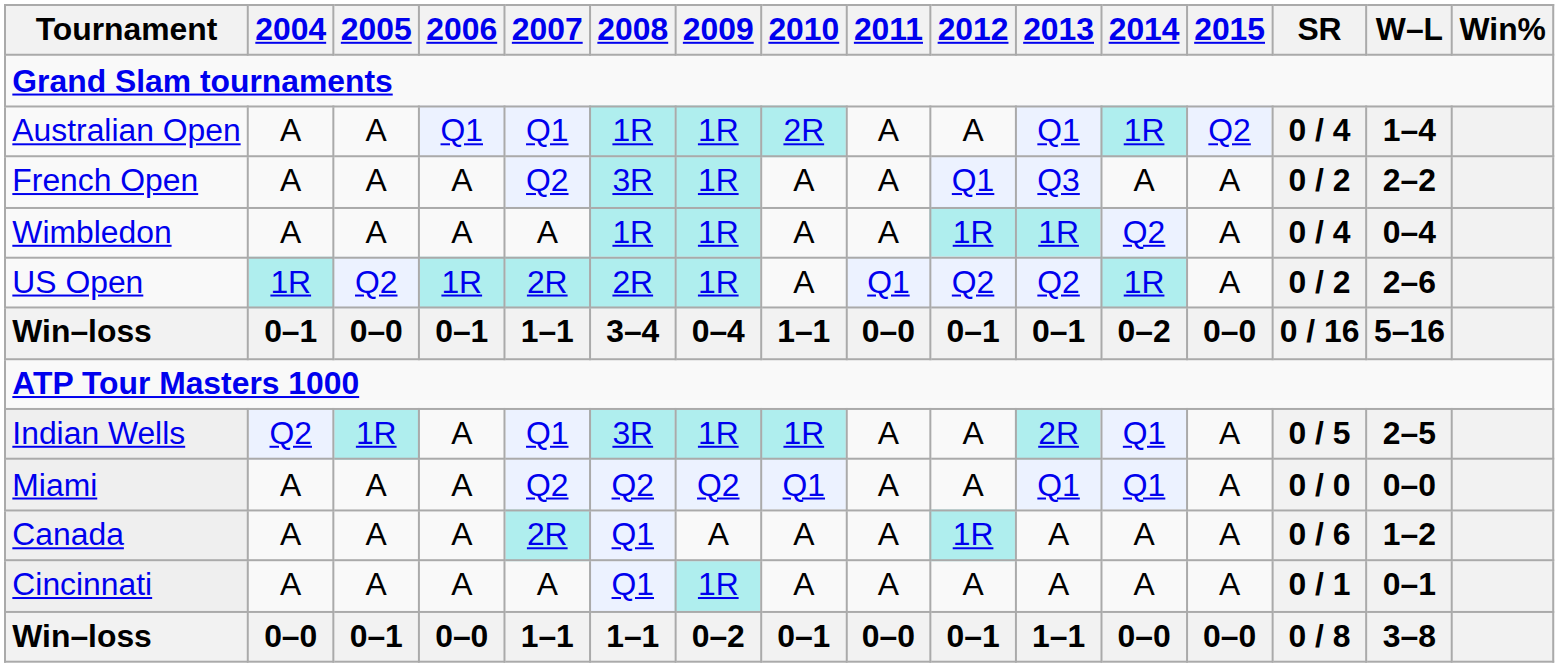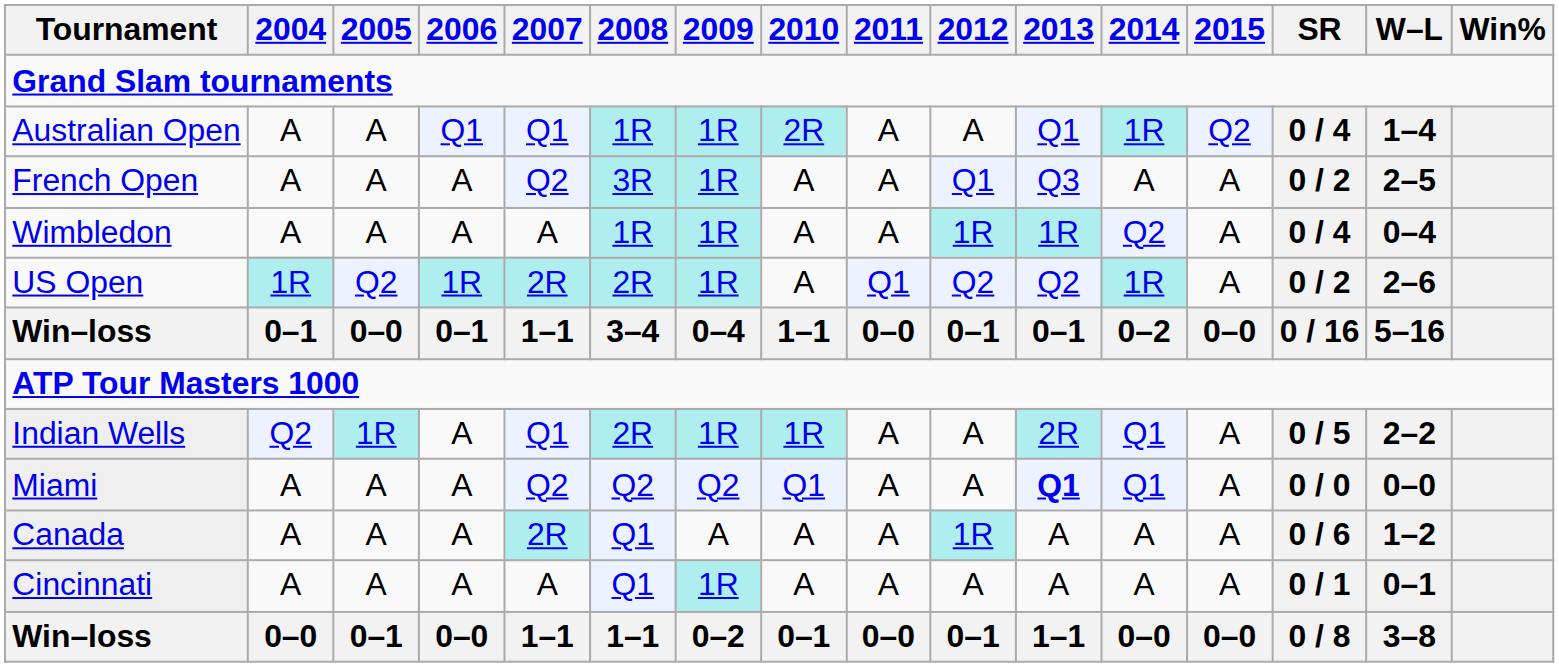(1409, 181) 2–2 -> (1409, 181) 2–5
(633, 433) 3R -> (633, 433) 2R
(1409, 433) 2–5 -> (1409, 433) 2–2
(1059, 484) normal -> (1059, 484) bold
